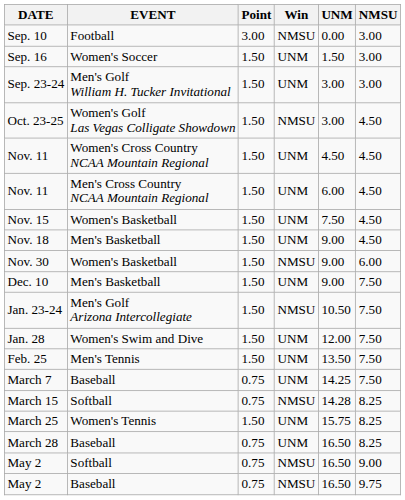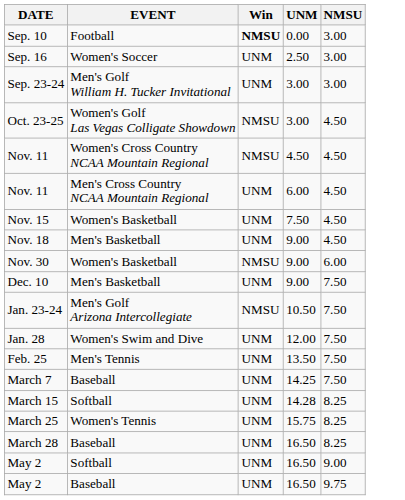- column: (256, 14)
(296, 35) normal -> (261, 35) bold
(333, 56) 1.50 -> (298, 56) 2.50
(293, 155) UNM -> (260, 155) NMSU
(296, 400) NMSU -> (257, 400) UNM
(296, 463) NMSU -> (257, 463) UNM
(296, 484) NMSU -> (257, 484) UNM
